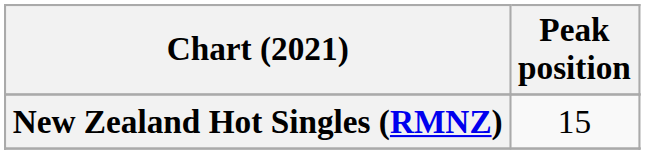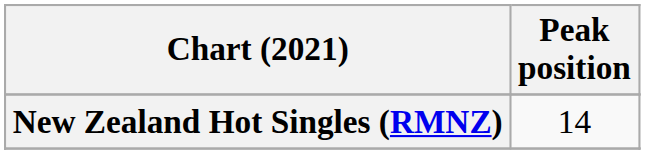(574, 121) 15 -> (574, 121) 14
